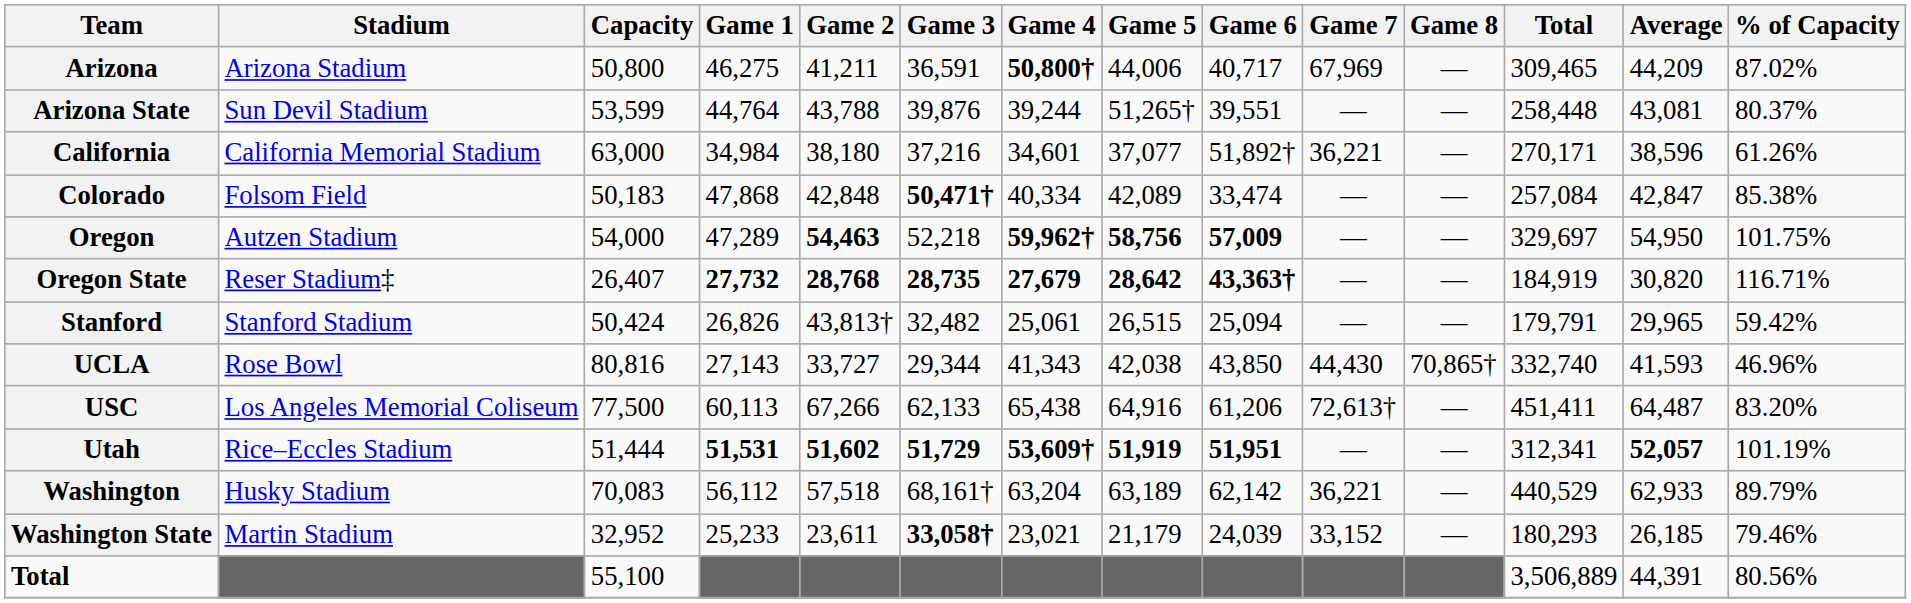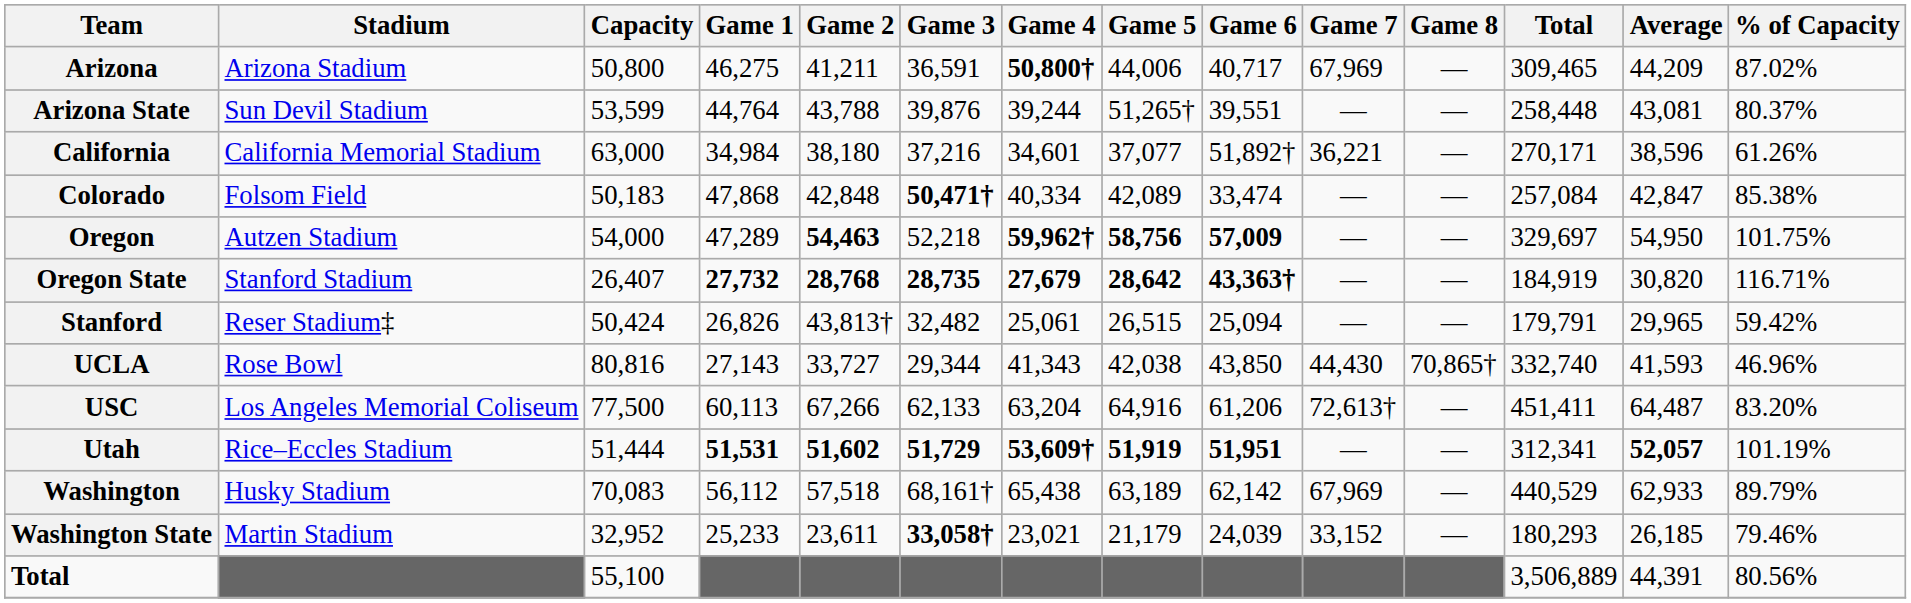(309, 279) Reser Stadium‡ -> (318, 279) Stanford Stadium
(318, 322) Stanford Stadium -> (309, 322) Reser Stadium‡
(1044, 407) 65,438 -> (1044, 407) 63,204
(1044, 491) 63,204 -> (1044, 491) 65,438
(1346, 491) 36,221 -> (1346, 491) 67,969
